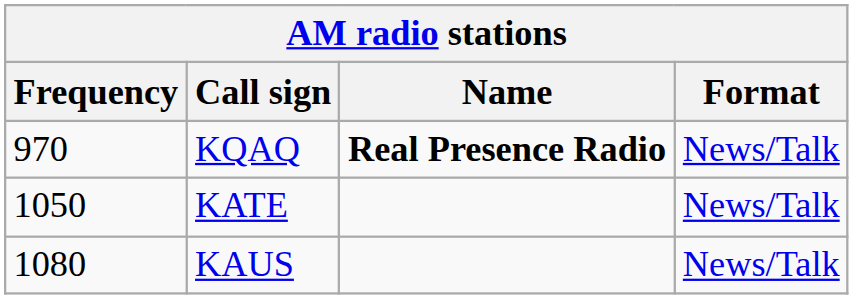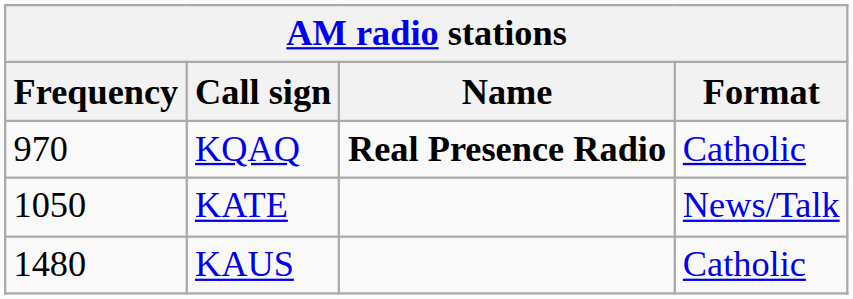(761, 148) News/Talk -> (744, 148) Catholic
(50, 263) 1080 -> (50, 263) 1480
(761, 263) News/Talk -> (744, 263) Catholic
